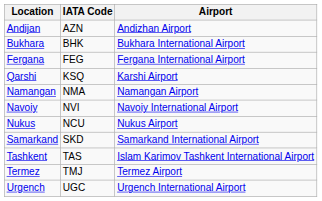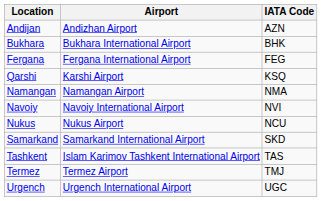columns swapped: (216, 12) <-> (88, 12)
